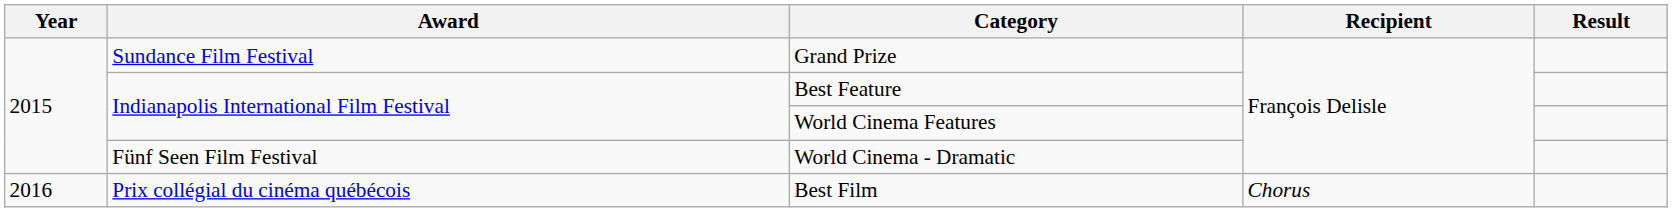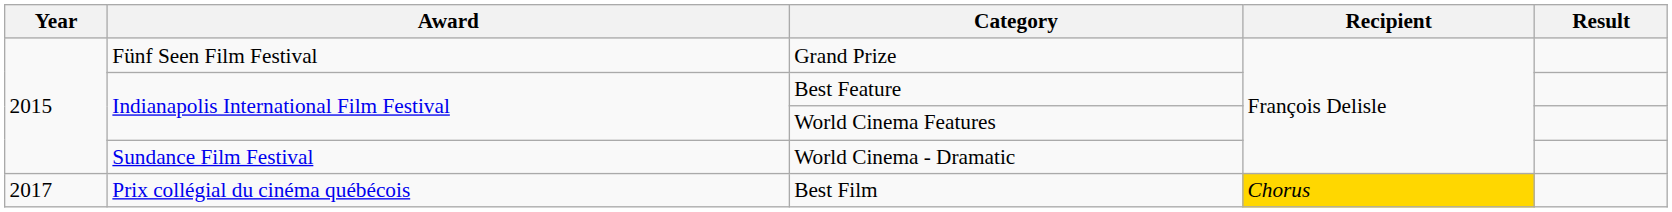(213, 55) Sundance Film Festival -> (215, 55) Fünf Seen Film Festival
(215, 156) Fünf Seen Film Festival -> (213, 156) Sundance Film Festival
(31, 190) 2016 -> (31, 190) 2017
(1279, 190) no background -> (1279, 190) gold background
